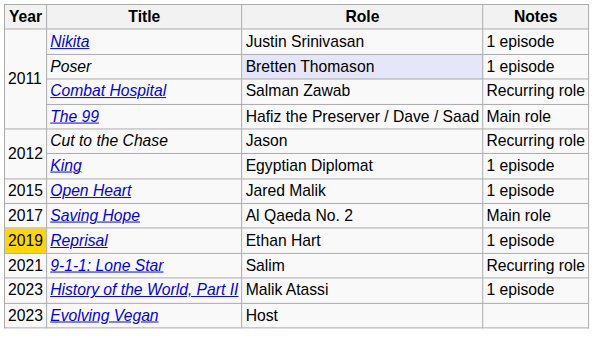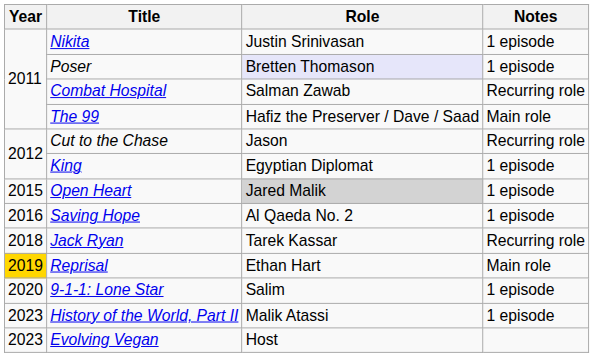(286, 191) no background -> (286, 191) lightgrey background
(26, 215) 2017 -> (26, 215) 2016
(519, 215) Main role -> (520, 215) 1 episode
+ row: (87, 240)
(520, 240) 1 episode -> (519, 265) Main role
(26, 265) 2021 -> (26, 290) 2020
(536, 265) Recurring role -> (520, 290) 1 episode
